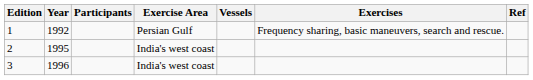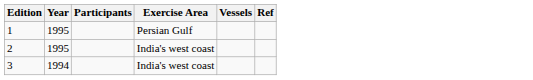- column: (381, 13)
(58, 30) 1992 -> (58, 30) 1995
(58, 65) 1996 -> (58, 65) 1994
